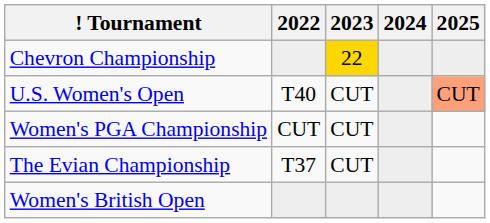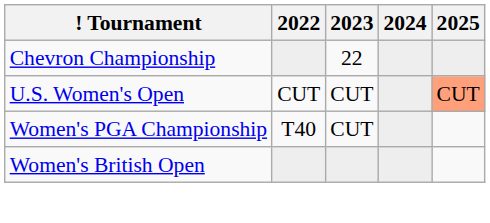(352, 58) gold background -> (352, 58) no background
(299, 93) T40 -> (299, 93) CUT
(299, 129) CUT -> (299, 129) T40
- row: (120, 164)
